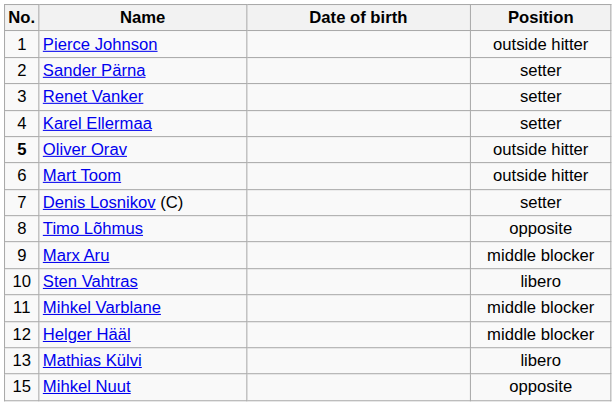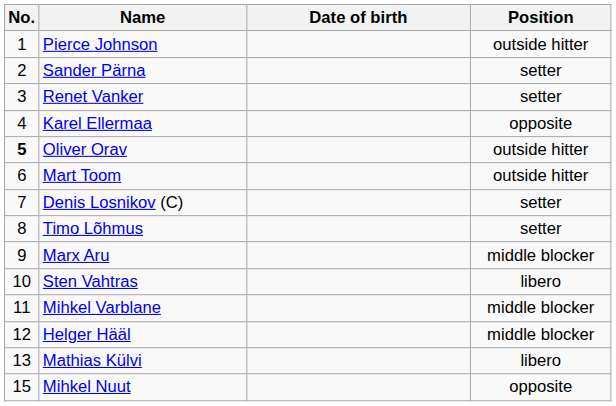(541, 123) setter -> (541, 123) opposite
(541, 228) opposite -> (541, 228) setter
